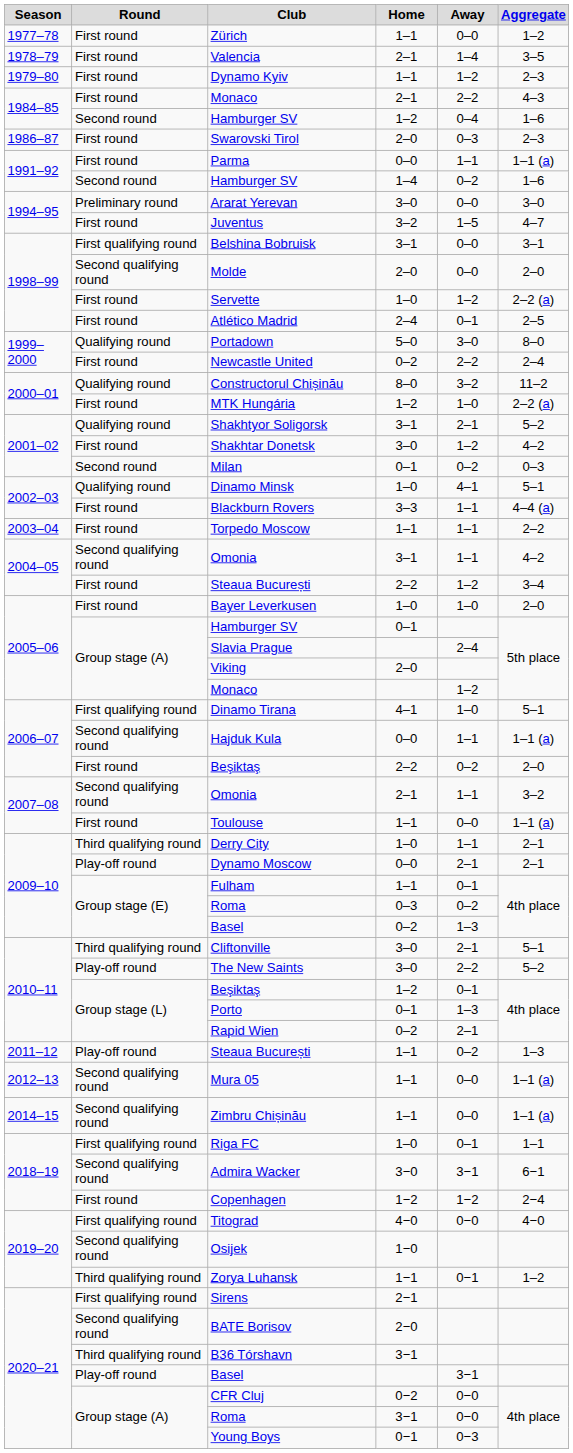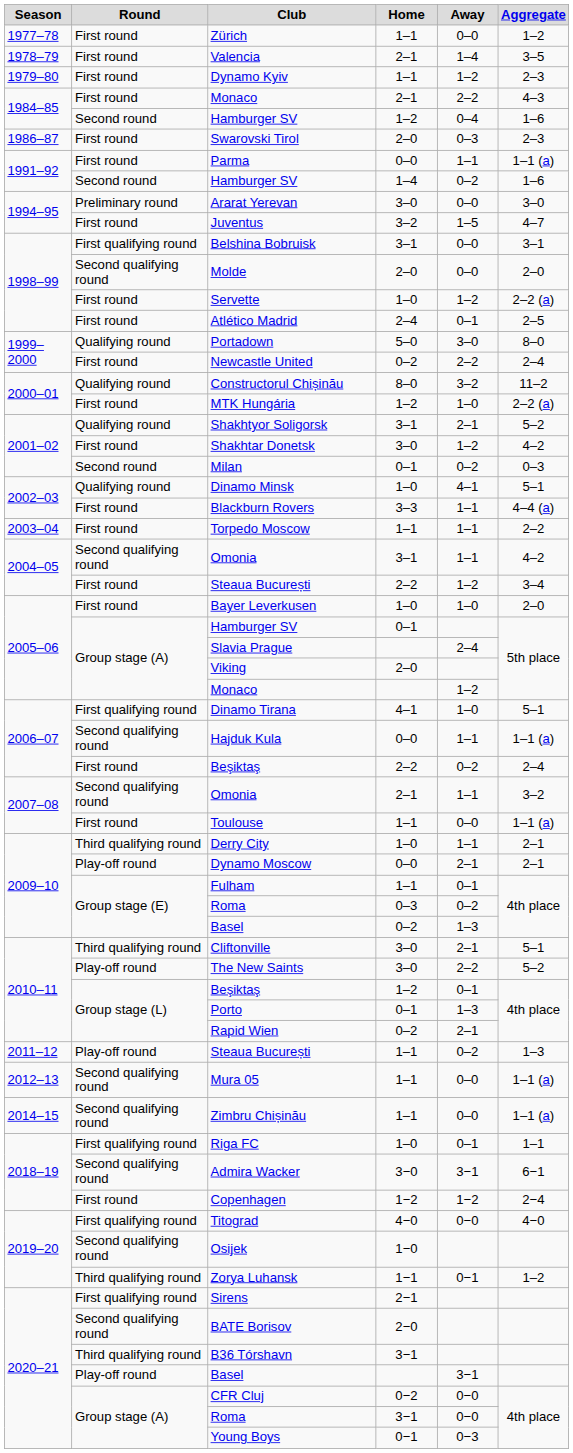(533, 766) 2–0 -> (533, 766) 2–4
